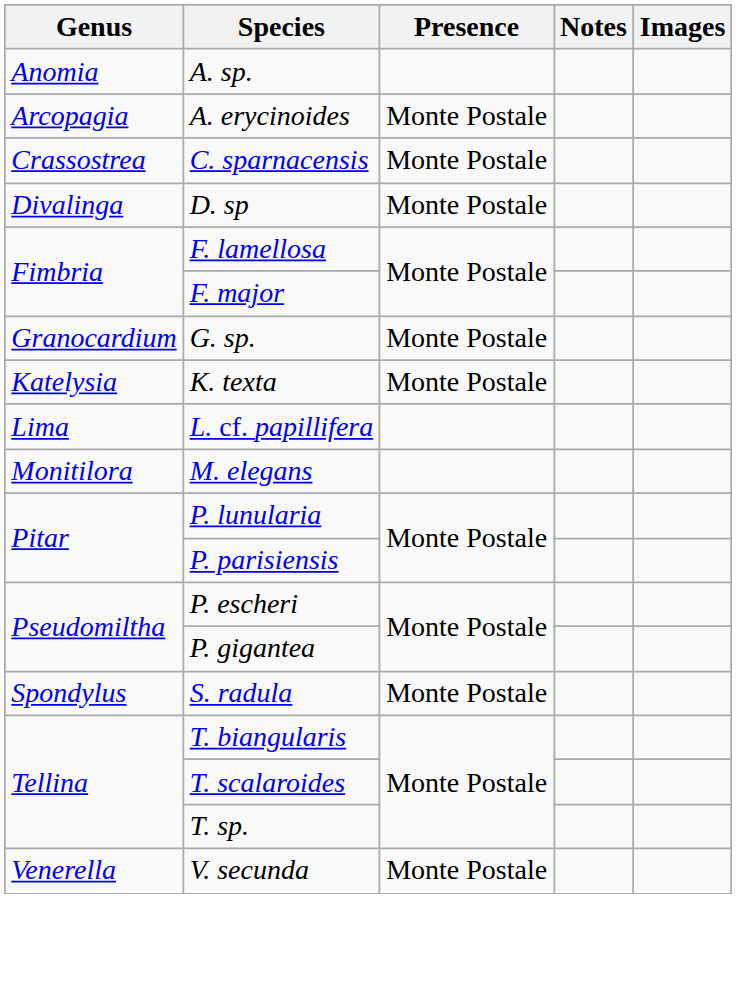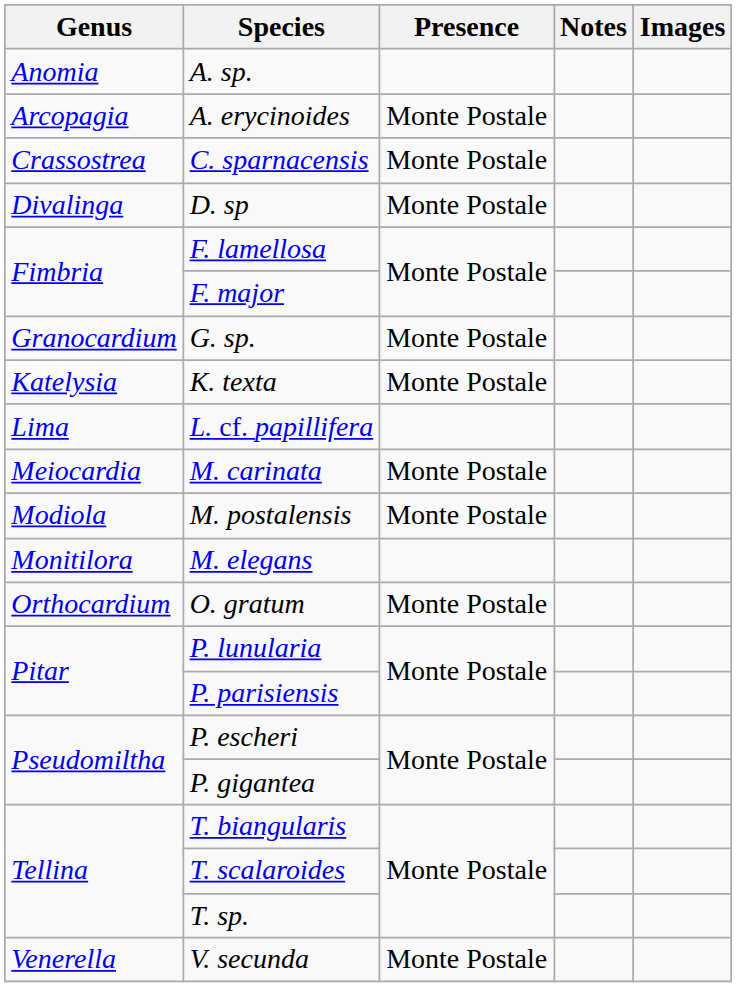+ row: (256, 470)
+ row: (271, 515)
+ row: (247, 603)
- row: (241, 692)
